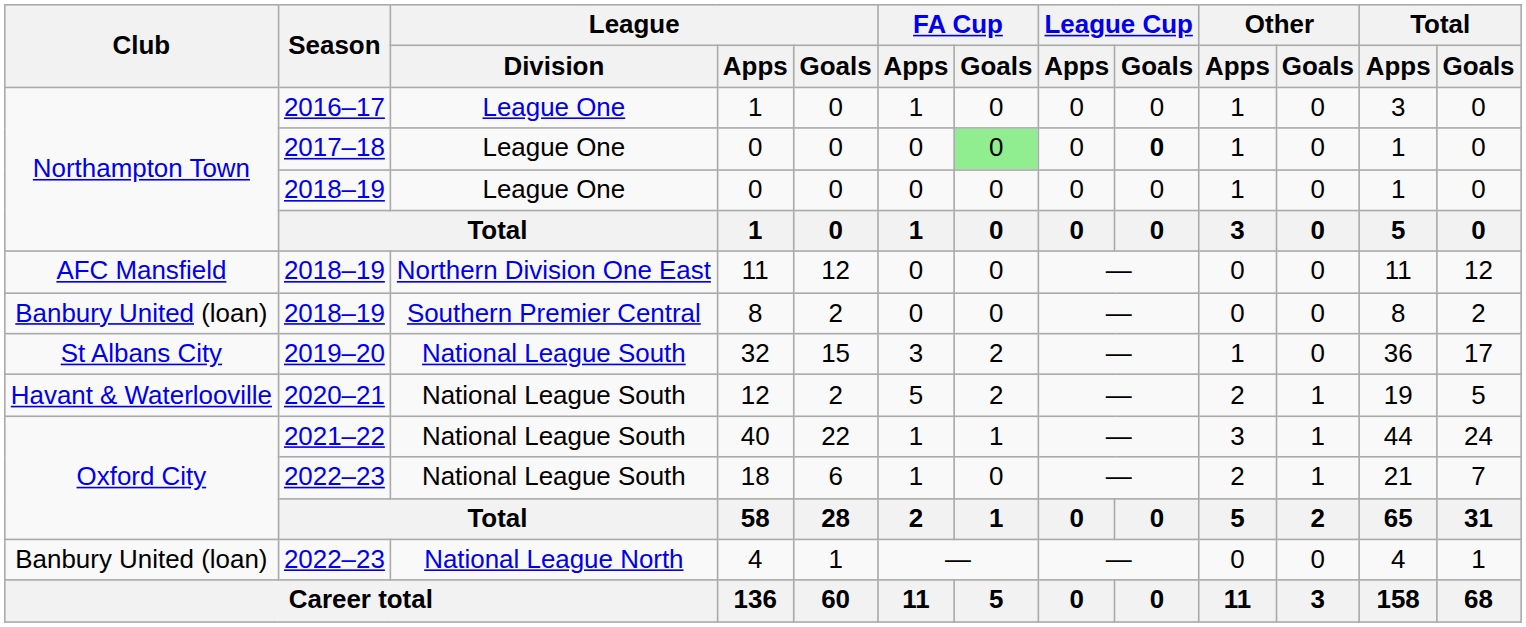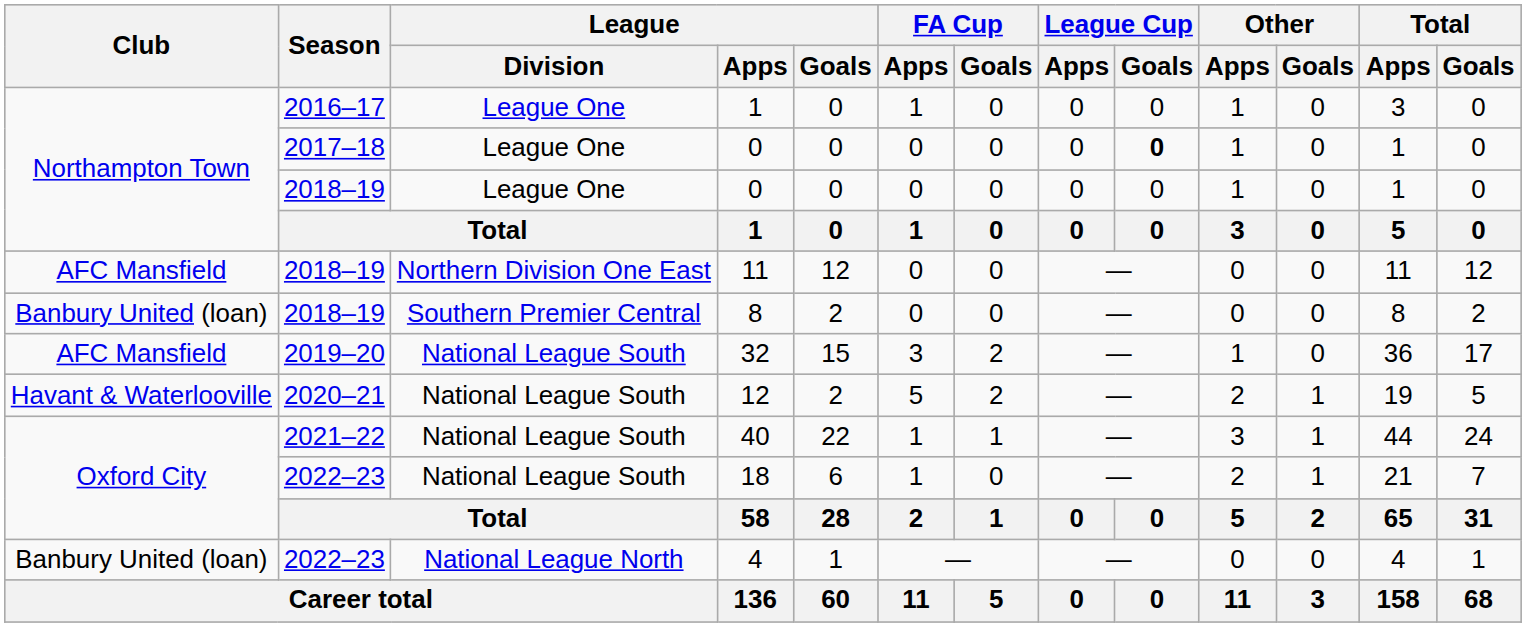(996, 148) lightgreen background -> (996, 148) no background
(141, 353) St Albans City -> (141, 353) AFC Mansfield
